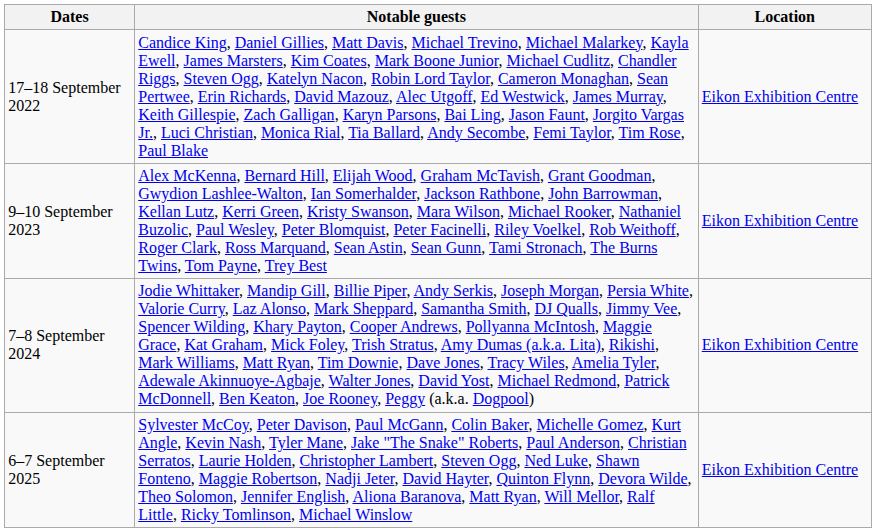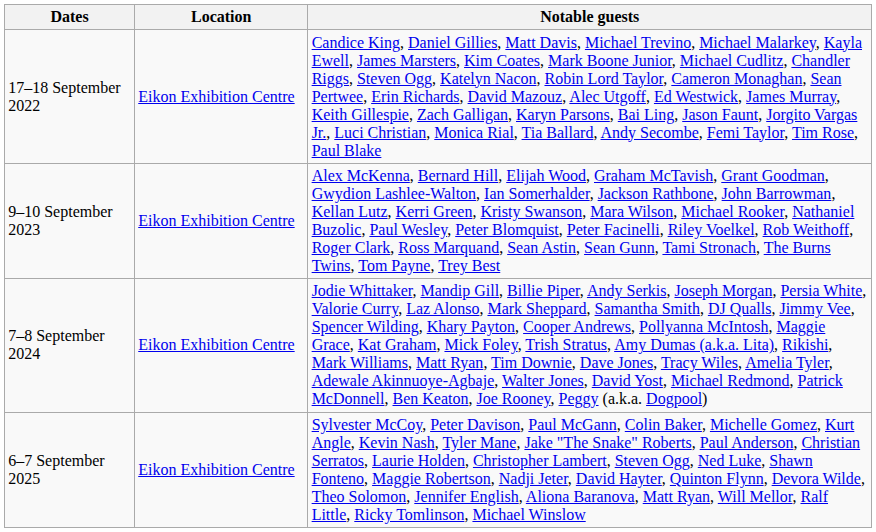columns swapped: (785, 17) <-> (416, 17)
